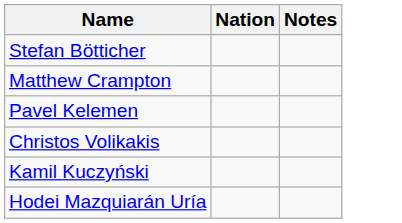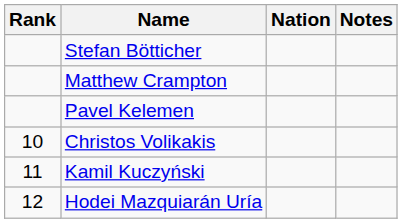+ column: (33, 19)
